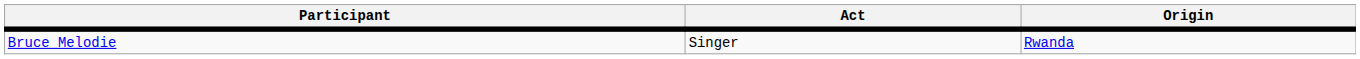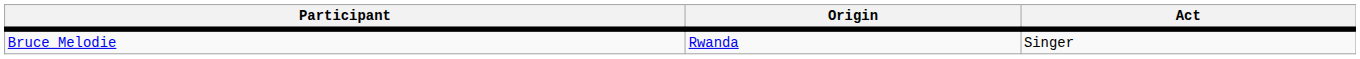columns swapped: (1188, 16) <-> (853, 16)
